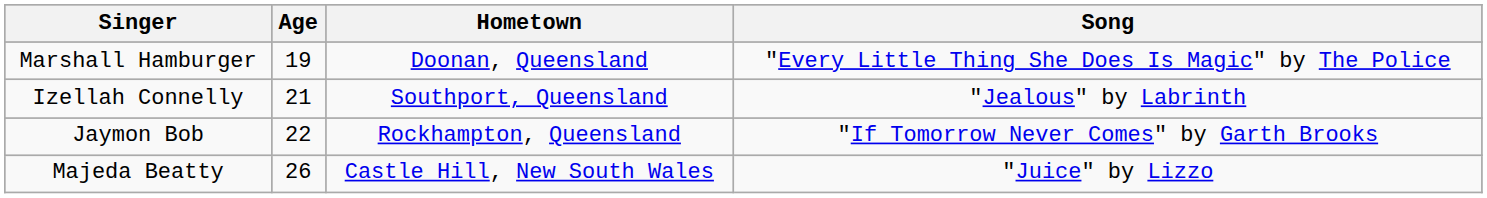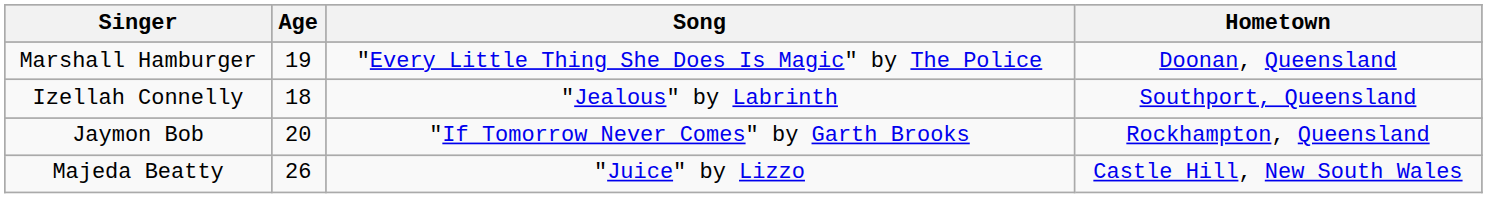columns swapped: (529, 23) <-> (1108, 23)
(298, 98) 21 -> (298, 98) 18
(298, 135) 22 -> (298, 135) 20
